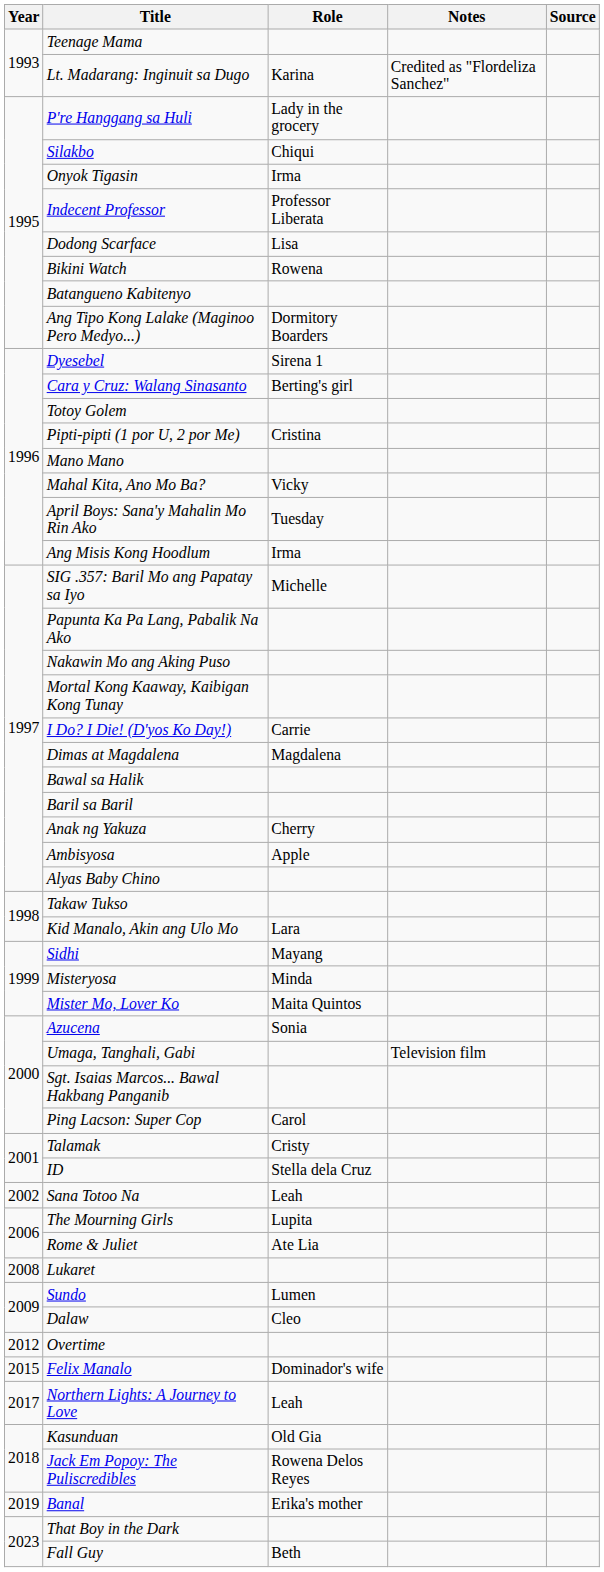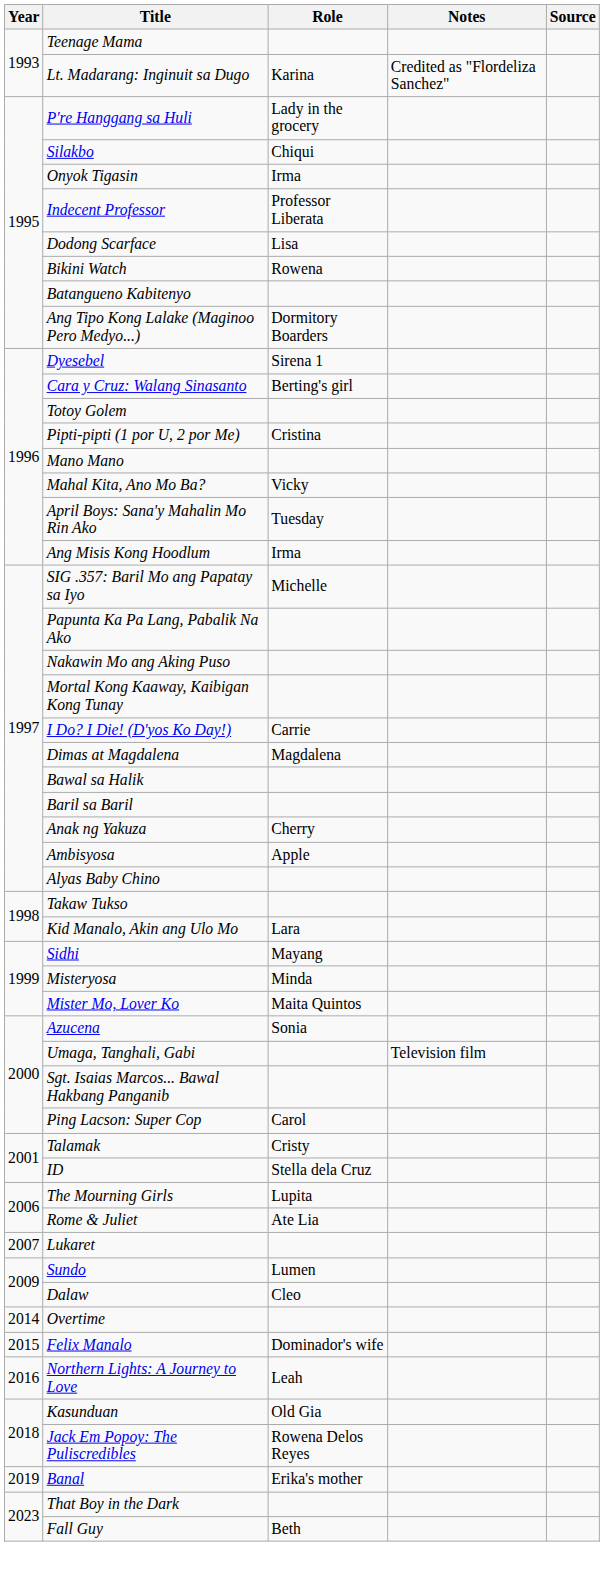- row: (93, 1195)
(24, 1269) 2008 -> (24, 1244) 2007
(24, 1344) 2012 -> (24, 1319) 2014
(24, 1403) 2017 -> (24, 1378) 2016
